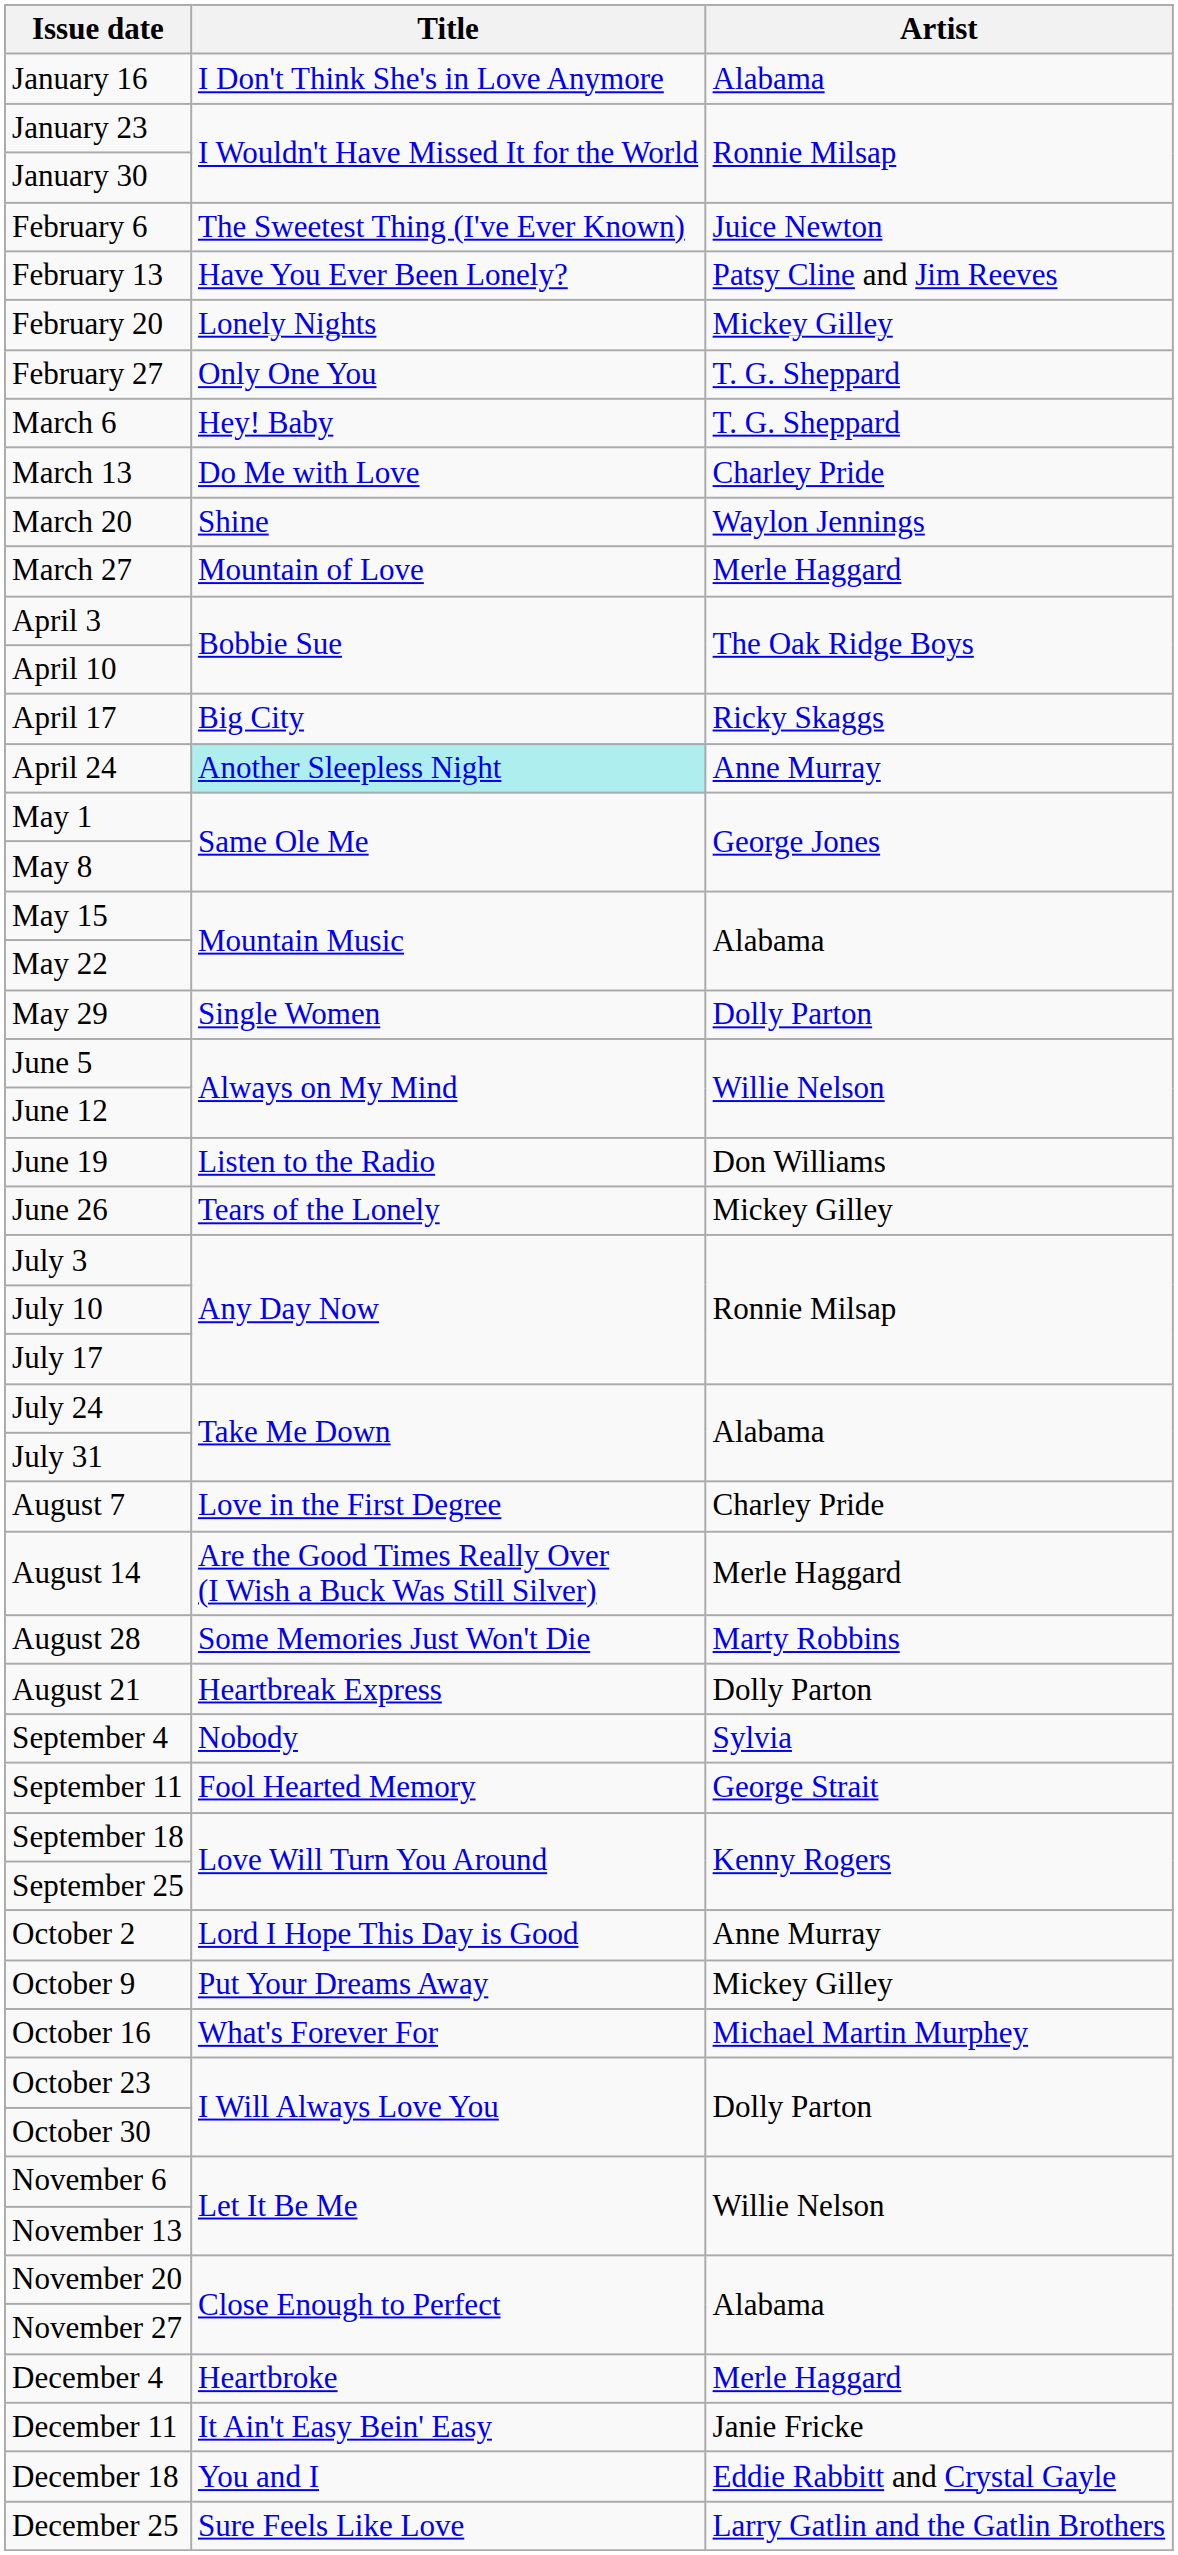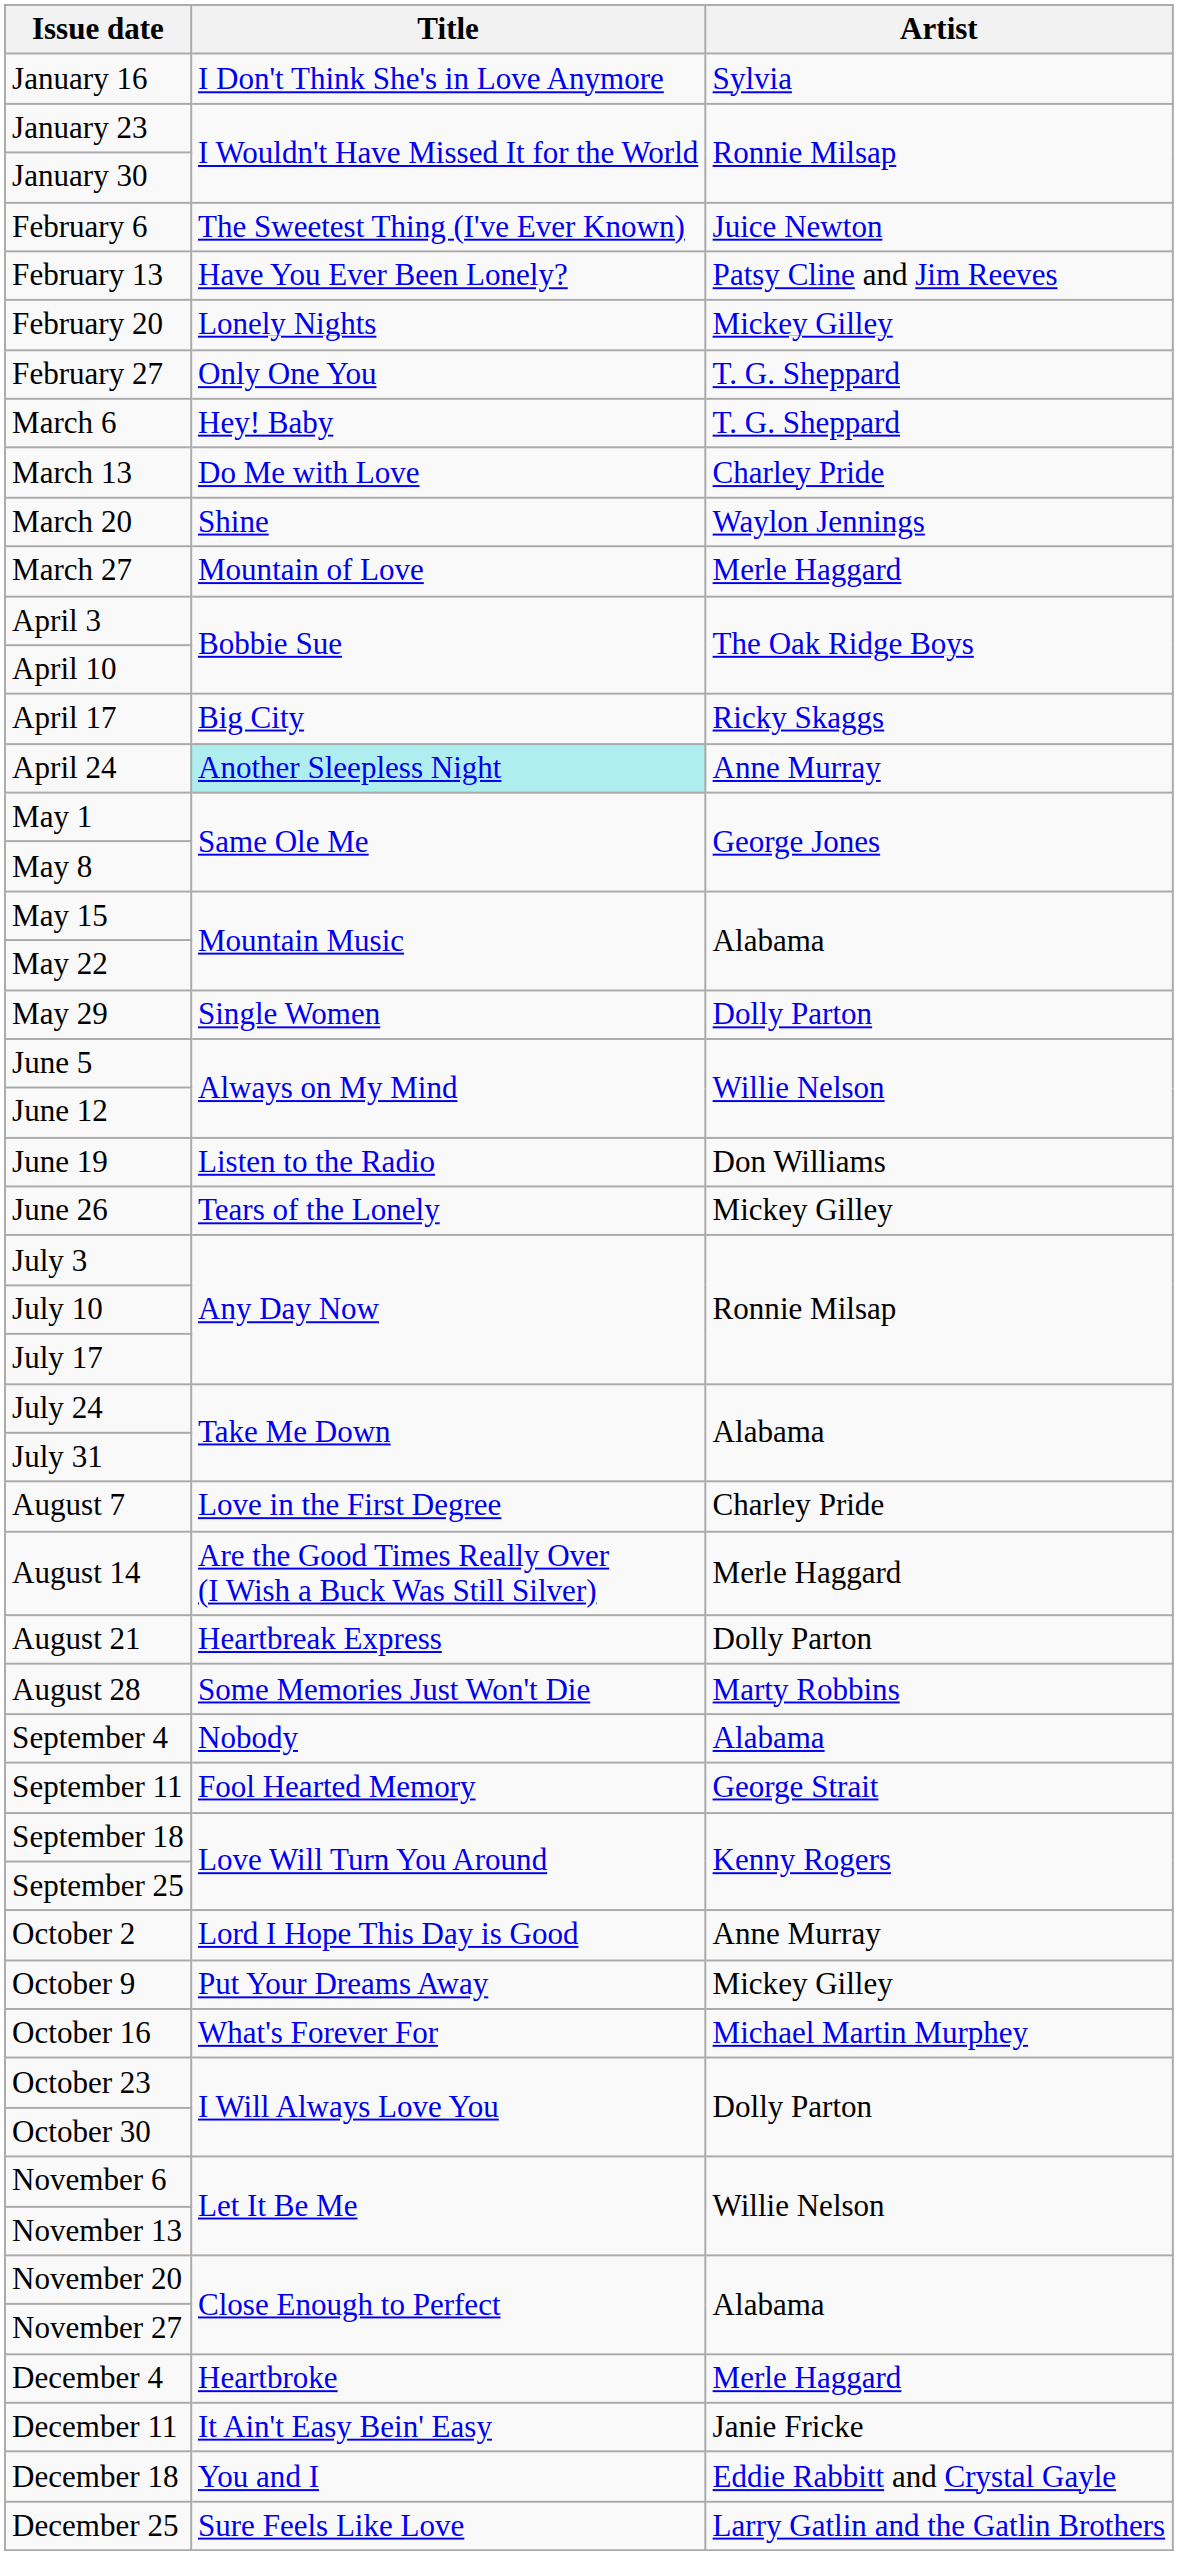(769, 78) Alabama -> (752, 78) Sylvia
rows swapped: (76, 1688) <-> (76, 1639)
(752, 1737) Sylvia -> (769, 1737) Alabama
